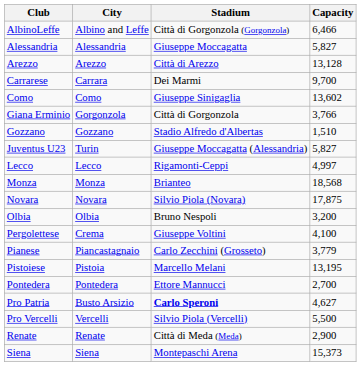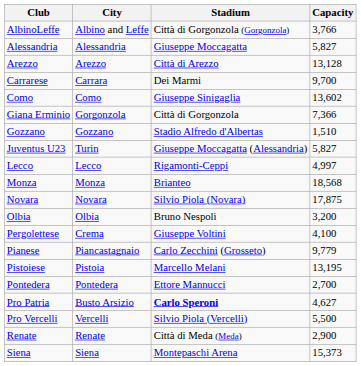(324, 30) 6,466 -> (324, 30) 3,766
(324, 115) 3,766 -> (324, 115) 7,366
(324, 251) 3,779 -> (324, 251) 9,779
